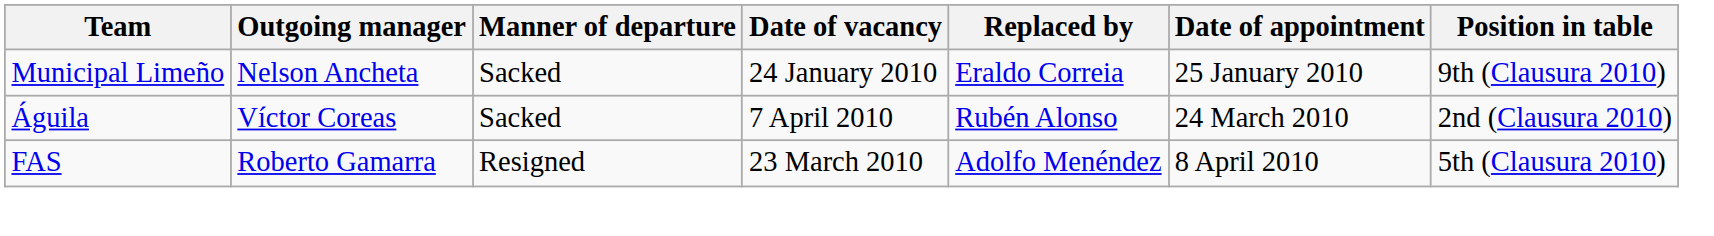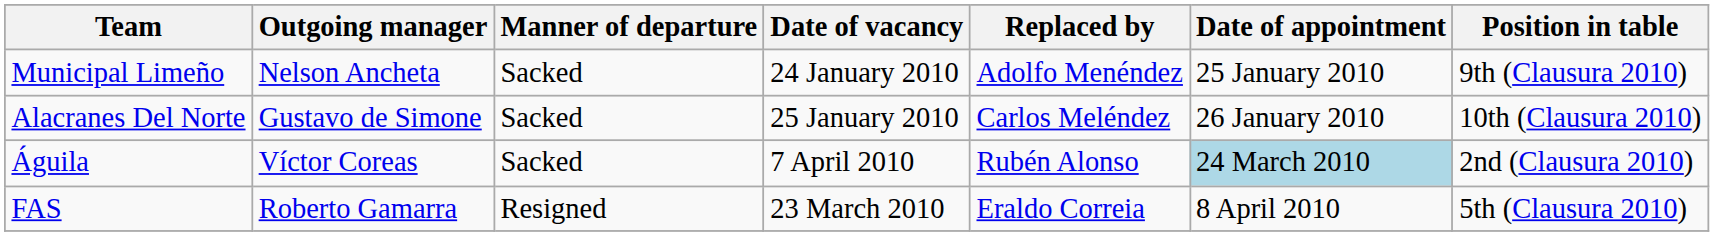(1039, 72) Eraldo Correia -> (1080, 72) Adolfo Menéndez
+ row: (128, 117)
(1262, 117) no background -> (1283, 162) lightblue background
(1058, 162) Adolfo Menéndez -> (1061, 207) Eraldo Correia
